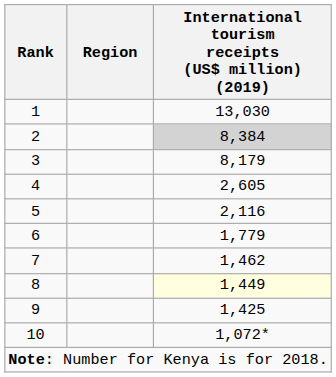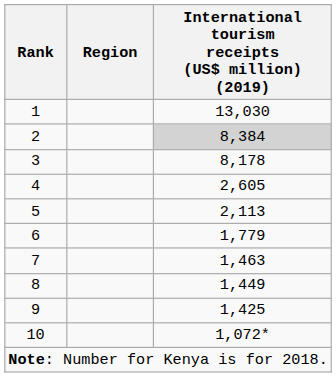(243, 162) 8,179 -> (243, 162) 8,178
(243, 211) 2,116 -> (243, 211) 2,113
(243, 261) 1,462 -> (243, 261) 1,463
(243, 285) lightyellow background -> (243, 285) no background
